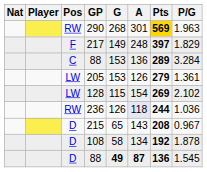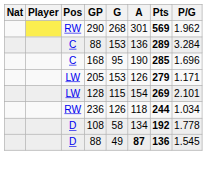(161, 28) gold background -> (161, 28) no background
(187, 28) 1.963 -> (187, 28) 1.962
- row: (73, 45)
+ row: (73, 61)
(187, 77) 1.361 -> (187, 77) 1.171
(187, 93) 2.102 -> (187, 93) 2.101
(139, 110) lavender background -> (139, 110) no background
(187, 110) 1.036 -> (187, 110) 1.034
- row: (73, 126)
(187, 142) 1.878 -> (187, 126) 1.778
(117, 158) bold -> (117, 142) normal
